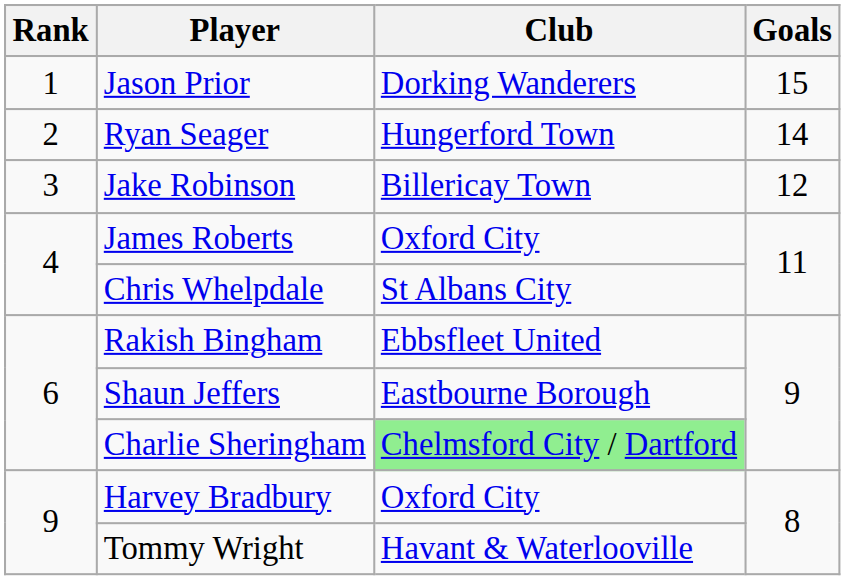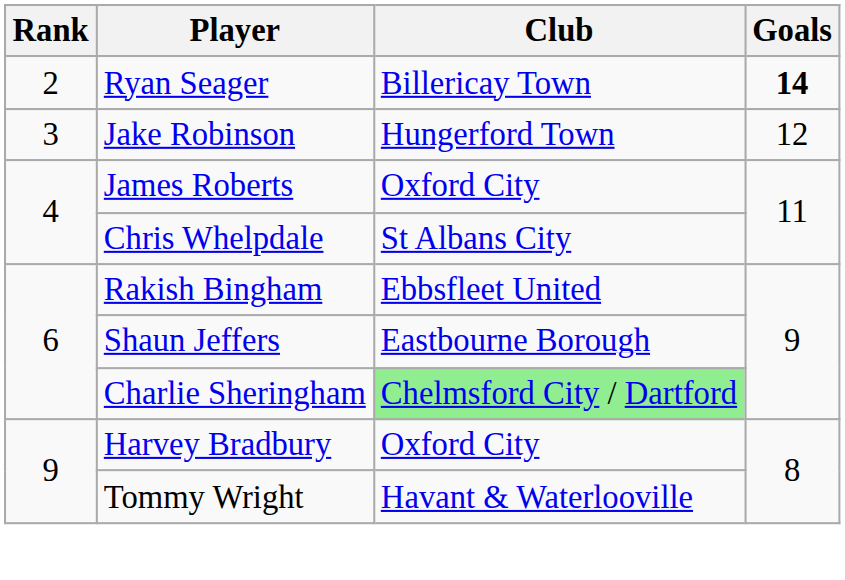- row: (177, 82)
(498, 133) Hungerford Town -> (486, 82) Billericay Town
(792, 133) normal -> (792, 82) bold
(486, 185) Billericay Town -> (498, 133) Hungerford Town
